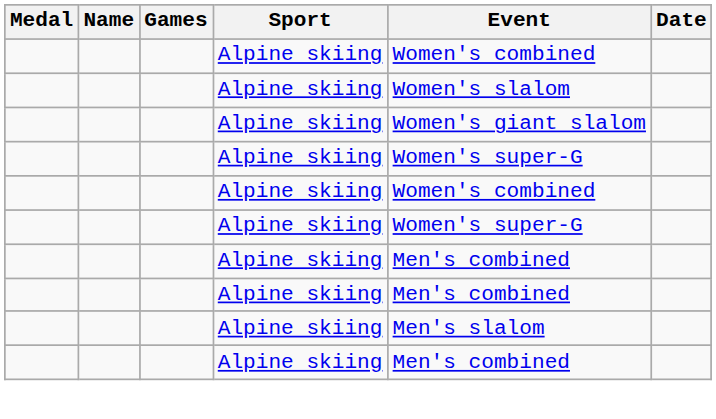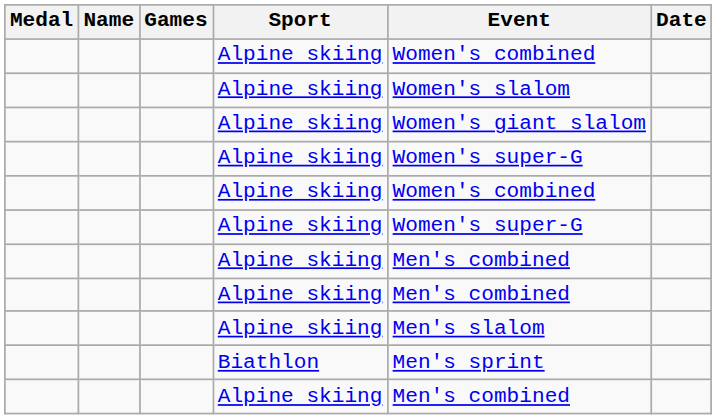+ row: (42, 363)
